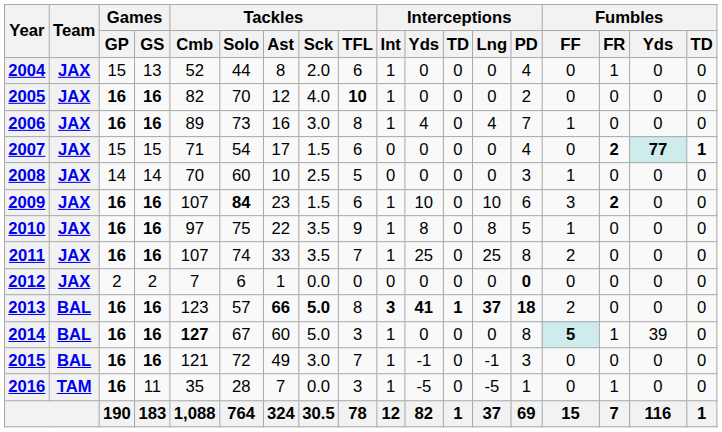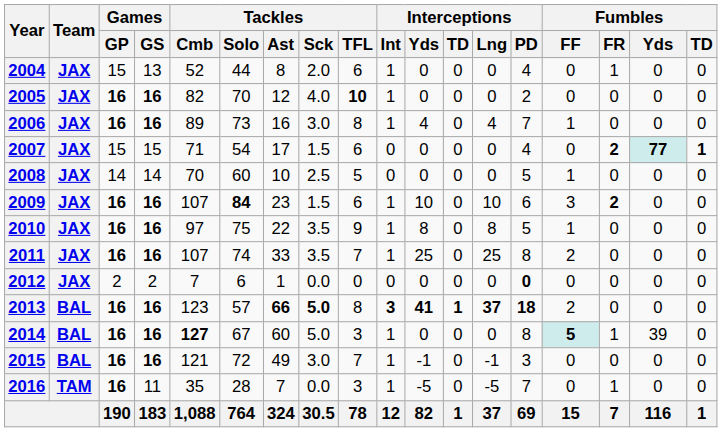(526, 176) 3 -> (526, 176) 5
(526, 387) 1 -> (526, 387) 7
